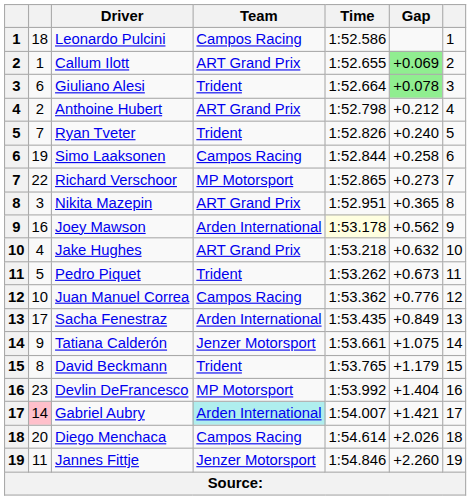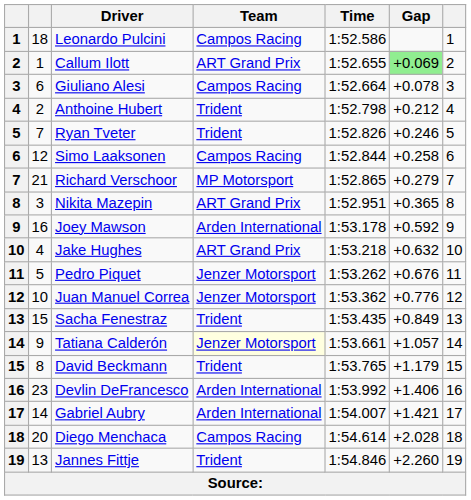(219, 86) Trident -> (249, 86) Campos Racing
(416, 86) lightgreen background -> (416, 86) no background
(248, 109) ART Grand Prix -> (219, 109) Trident
(416, 133) +0.240 -> (416, 133) +0.246
(40, 156) 19 -> (40, 156) 12
(40, 179) 22 -> (40, 179) 21
(416, 179) +0.273 -> (416, 179) +0.279
(357, 226) lightyellow background -> (357, 226) no background
(416, 226) +0.562 -> (416, 226) +0.592
(219, 273) Trident -> (256, 273) Jenzer Motorsport
(416, 273) +0.673 -> (416, 273) +0.676
(249, 296) Campos Racing -> (256, 296) Jenzer Motorsport
(40, 320) 17 -> (40, 320) 15
(259, 320) Arden International -> (219, 320) Trident
(256, 343) no background -> (256, 343) lightyellow background
(416, 343) +1.075 -> (416, 343) +1.057
(245, 390) MP Motorsport -> (259, 390) Arden International
(416, 390) +1.404 -> (416, 390) +1.406
(40, 413) pink background -> (40, 413) no background
(259, 413) paleturquoise background -> (259, 413) no background
(416, 436) +2.026 -> (416, 436) +2.028
(40, 460) 11 -> (40, 460) 13
(256, 460) Jenzer Motorsport -> (219, 460) Trident
